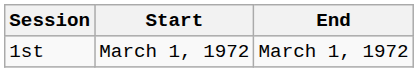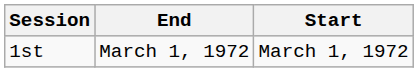columns swapped: (174, 20) <-> (334, 20)
